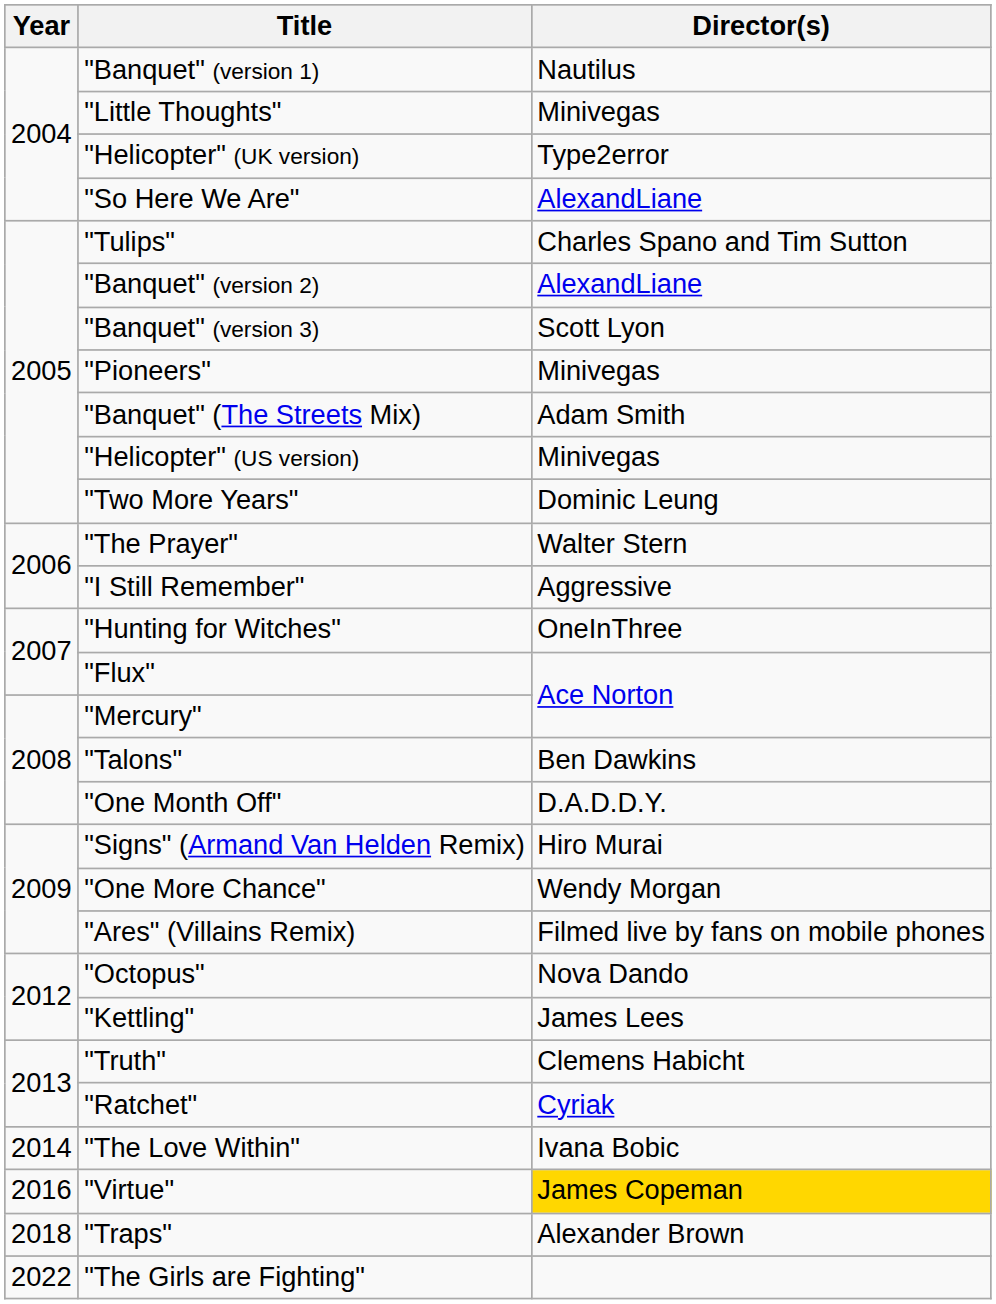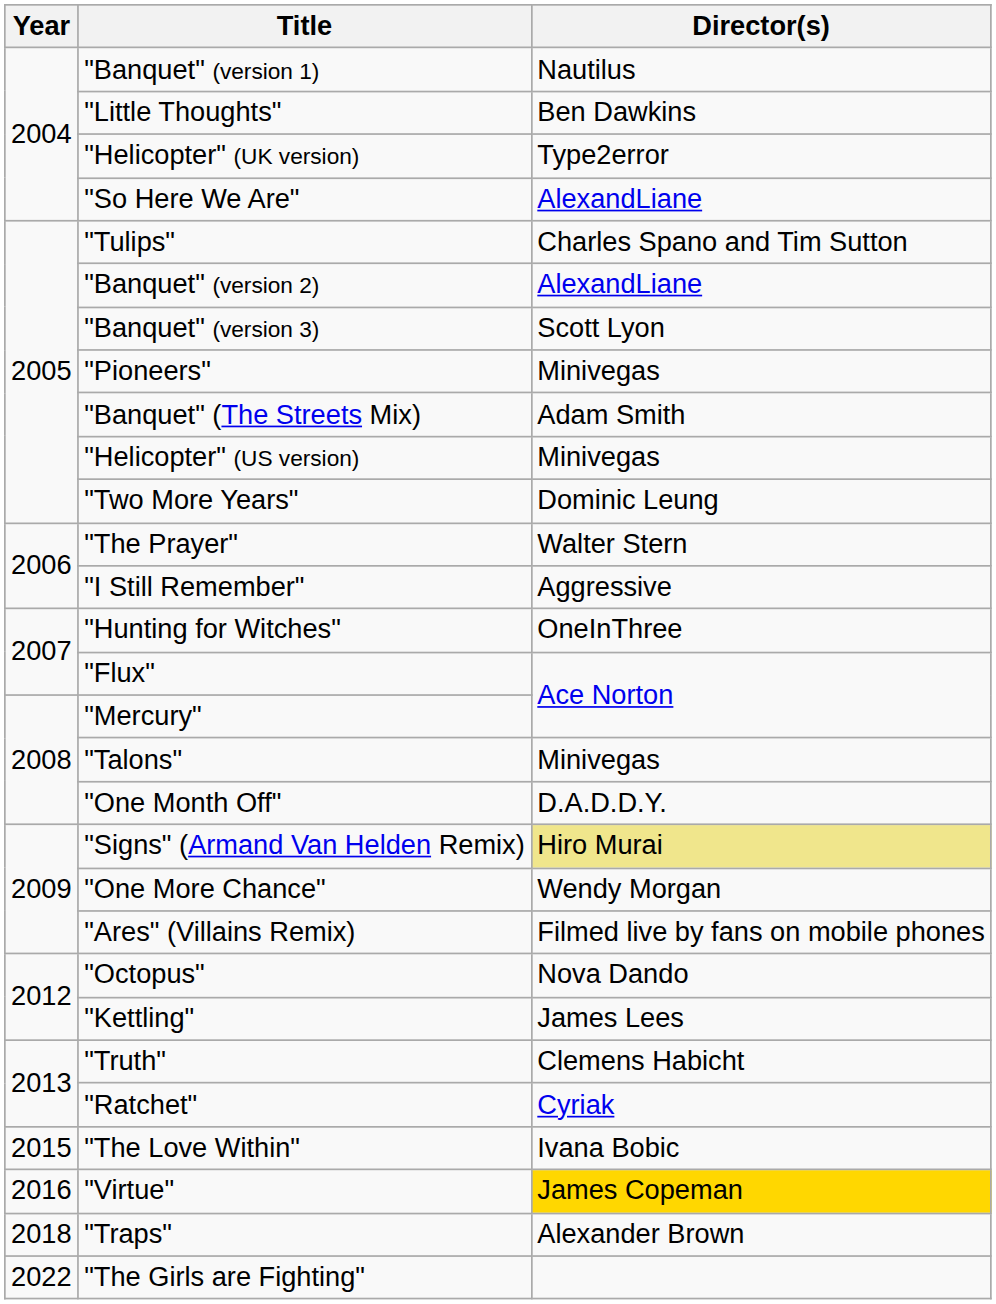(599, 112) Minivegas -> (617, 112) Ben Dawkins
(617, 759) Ben Dawkins -> (599, 759) Minivegas
(600, 845) no background -> (600, 845) khaki background
(41, 1147) 2014 -> (41, 1147) 2015
